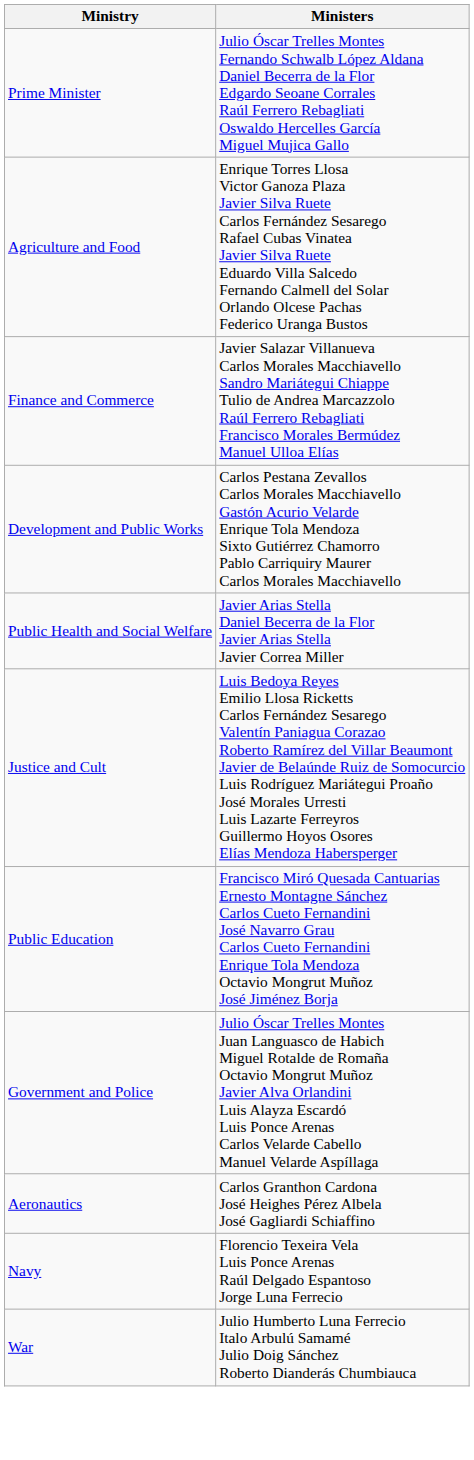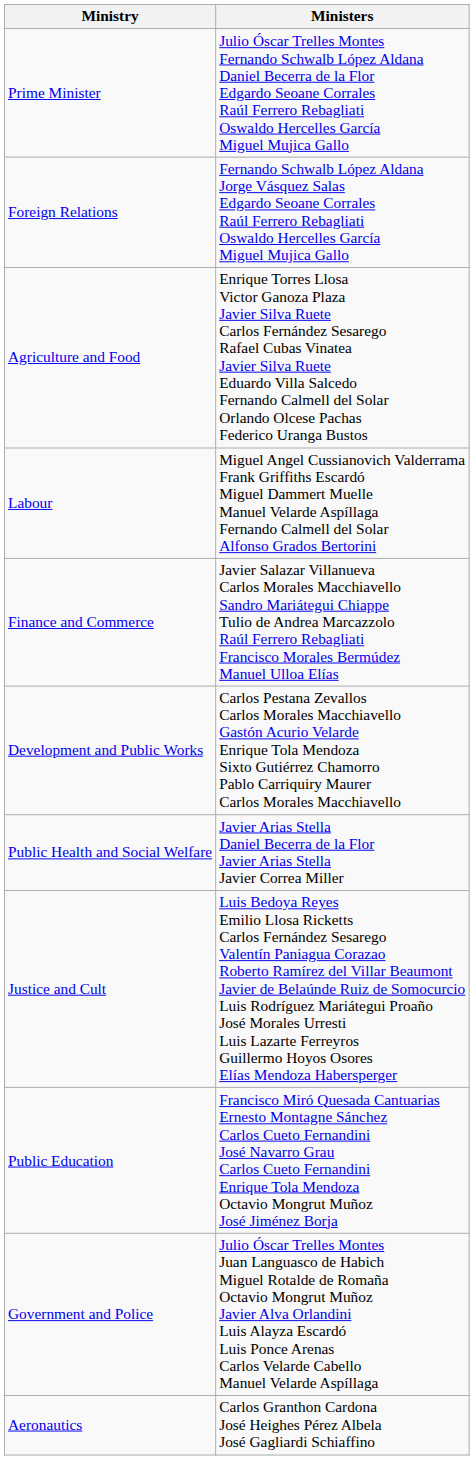+ row: (63, 212)
+ row: (30, 502)
- row: (25, 1271)
- row: (21, 1347)
